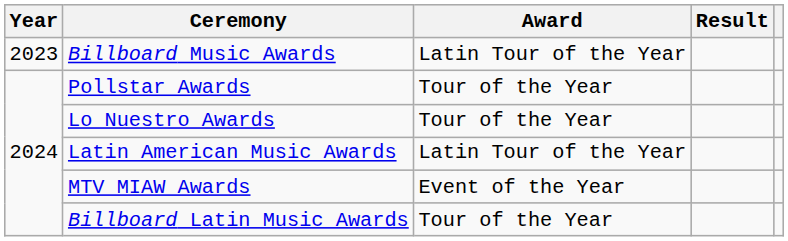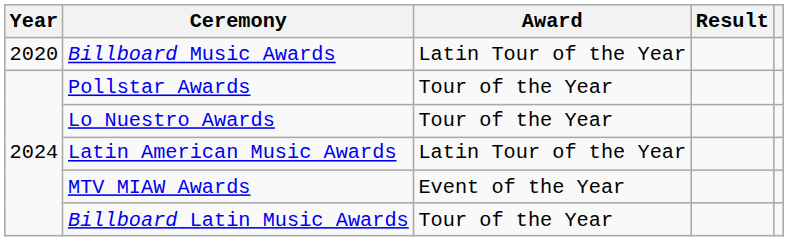(34, 54) 2023 -> (34, 54) 2020
